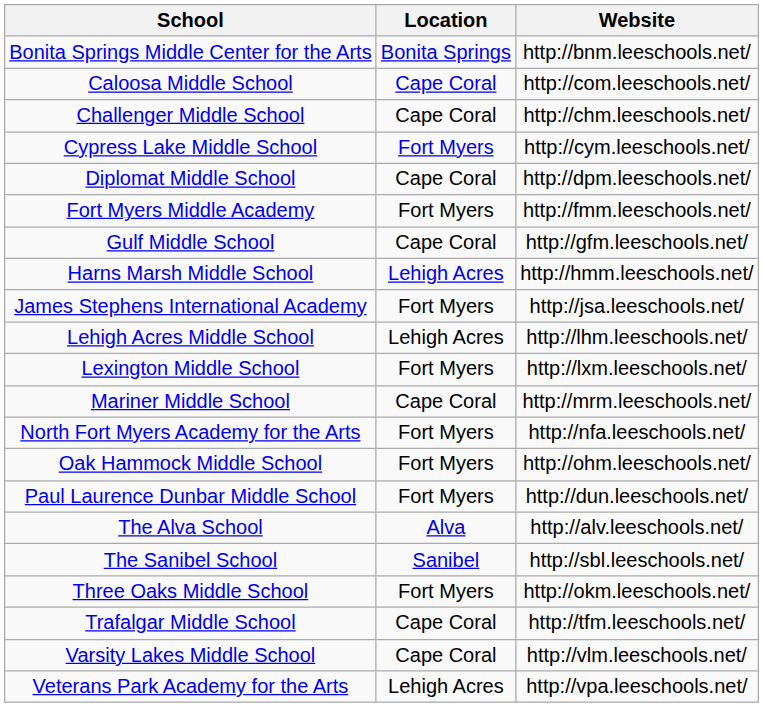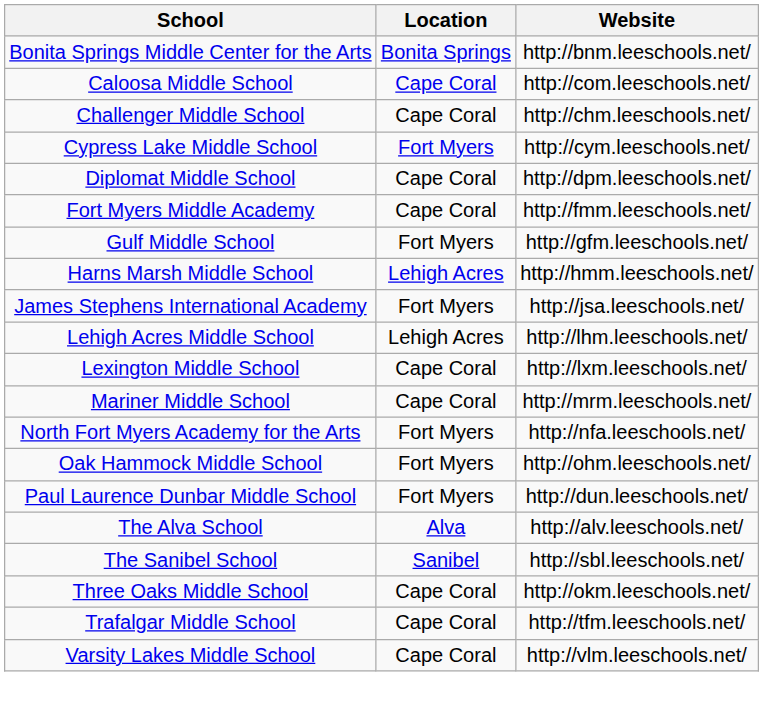(446, 210) Fort Myers -> (446, 210) Cape Coral
(446, 242) Cape Coral -> (446, 242) Fort Myers
(446, 369) Fort Myers -> (446, 369) Cape Coral
(446, 591) Fort Myers -> (446, 591) Cape Coral
- row: (190, 686)
